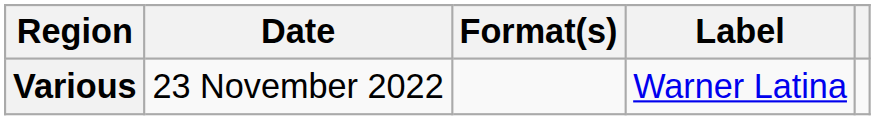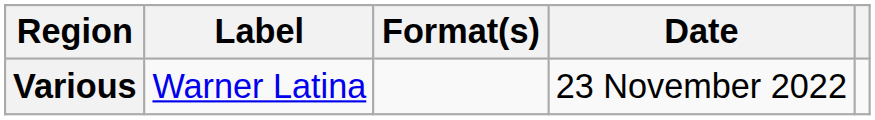columns swapped: (298, 31) <-> (740, 31)
